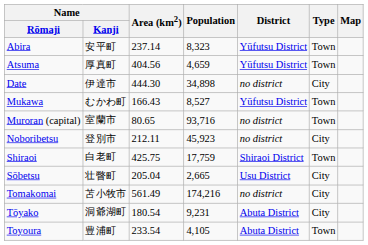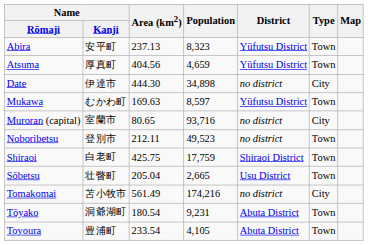(146, 46) 237.14 -> (146, 46) 237.13
(146, 102) 166.43 -> (146, 102) 169.63
(198, 102) 8,527 -> (198, 102) 8,597
(324, 120) Town -> (321, 120) City
(201, 138) 45,923 -> (201, 138) 49,523
(321, 138) City -> (324, 138) Town
(321, 175) City -> (324, 175) Town
(321, 212) City -> (324, 212) Town
